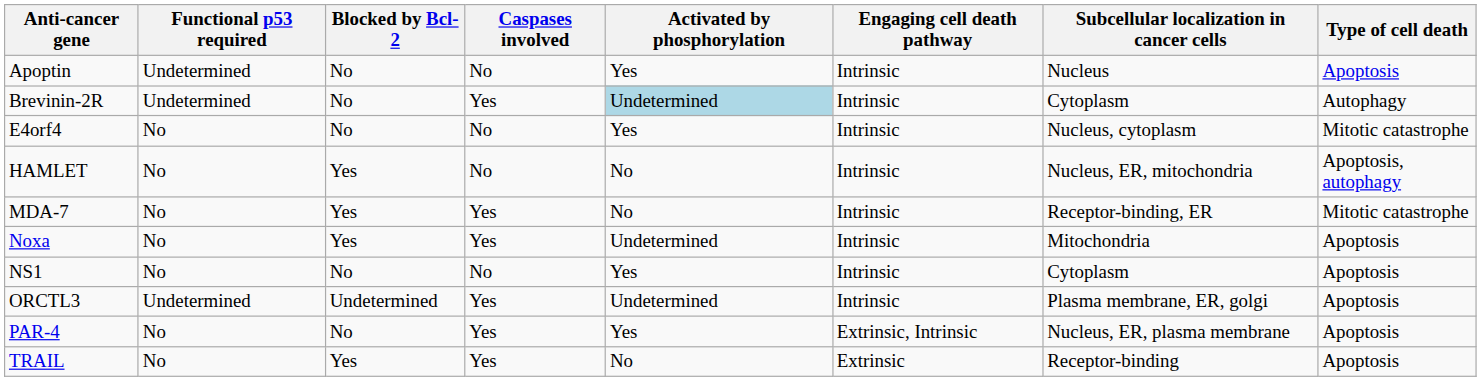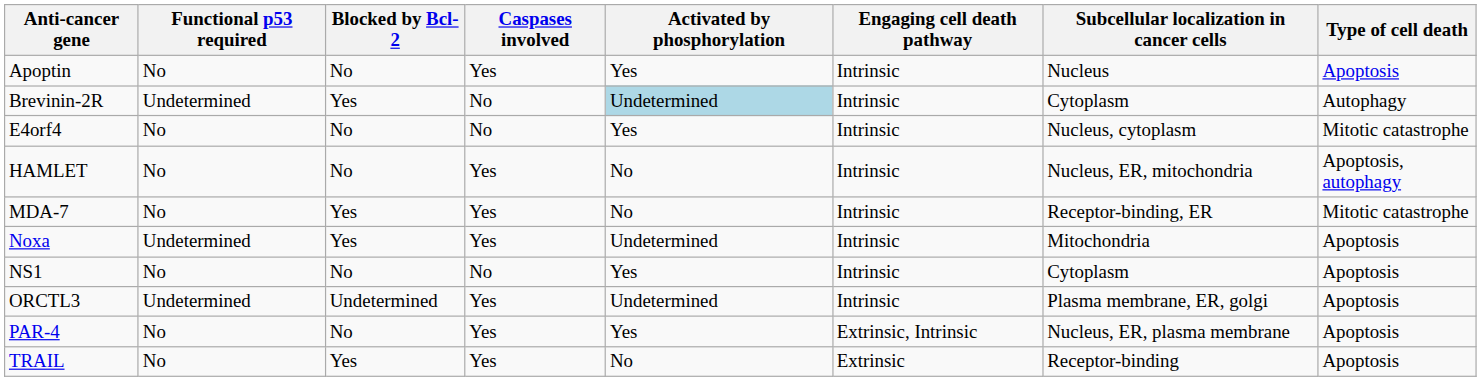(197, 70) Undetermined -> (154, 70) No
(481, 70) No -> (483, 70) Yes
(341, 100) No -> (343, 100) Yes
(483, 100) Yes -> (481, 100) No
(343, 171) Yes -> (341, 171) No
(481, 171) No -> (483, 171) Yes
(154, 241) No -> (197, 241) Undetermined
